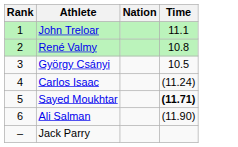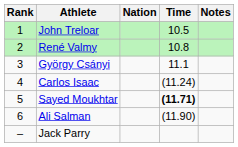+ column: (216, 13)
(179, 30) 11.1 -> (179, 30) 10.5
(179, 64) 10.5 -> (179, 64) 11.1
